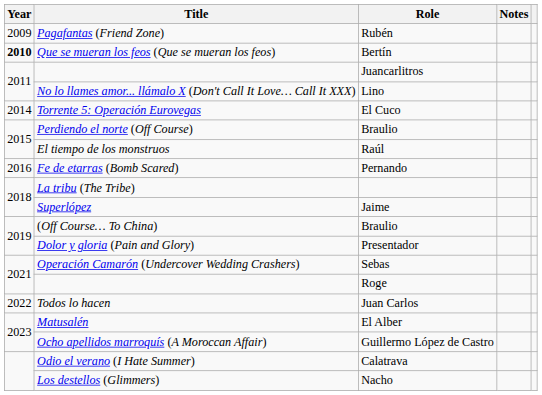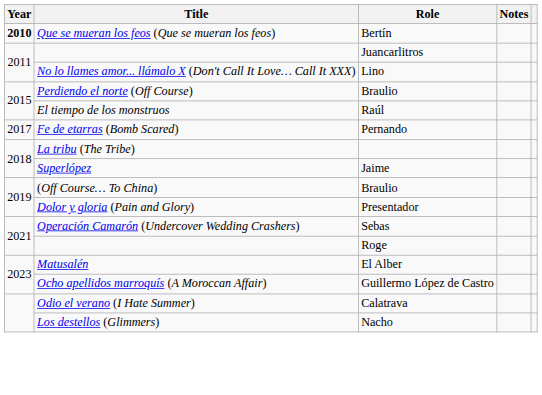- row: (101, 33)
- row: (119, 110)
(19, 168) 2016 -> (19, 129) 2017
- row: (74, 303)
